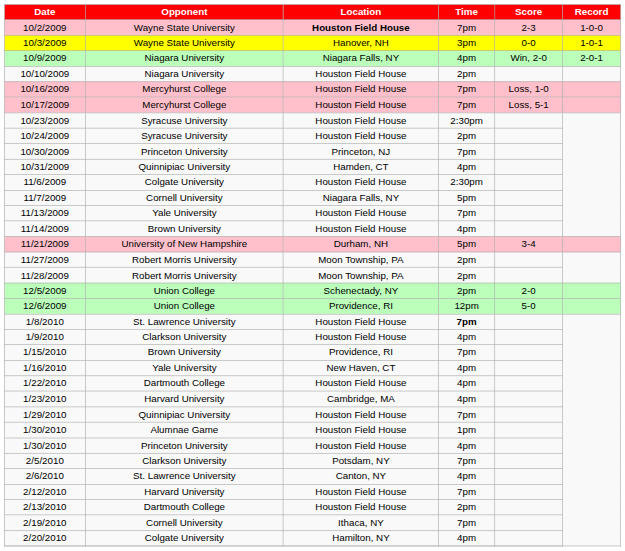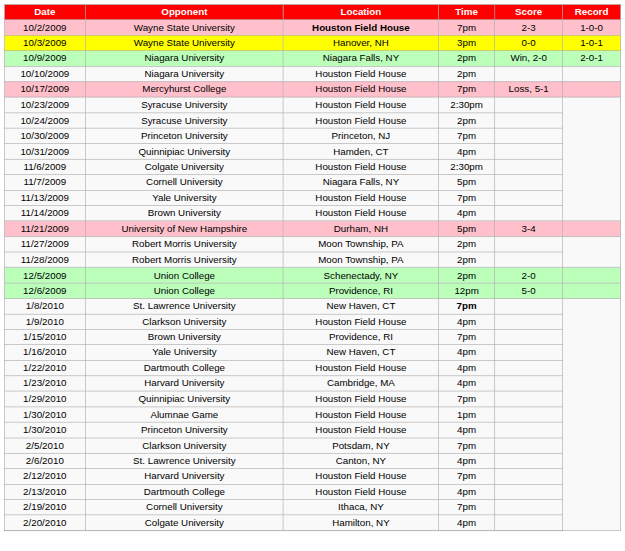(467, 58) 4pm -> (467, 58) 2pm
- row: (45, 89)
(361, 321) Houston Field House -> (361, 306) New Haven, CT
(467, 507) 2pm -> (467, 492) 4pm
